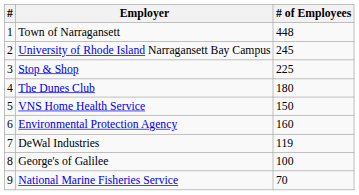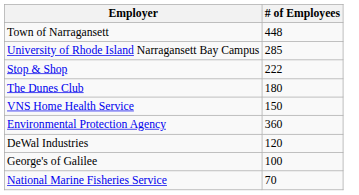- column: (10, 13)
(285, 50) 245 -> (274, 50) 285
(285, 69) 225 -> (274, 69) 222
(285, 124) 160 -> (274, 124) 360
(285, 143) 119 -> (274, 143) 120
